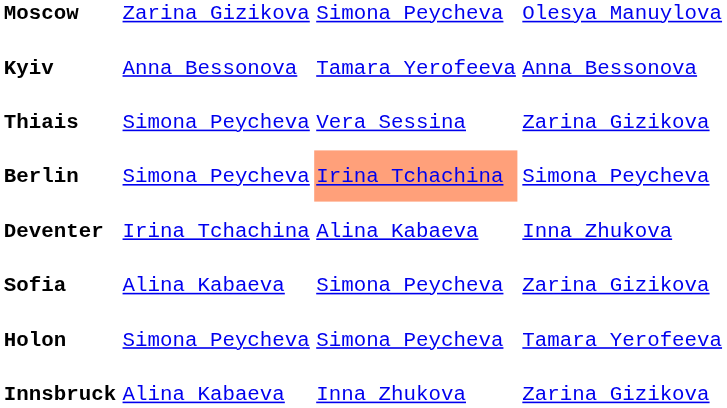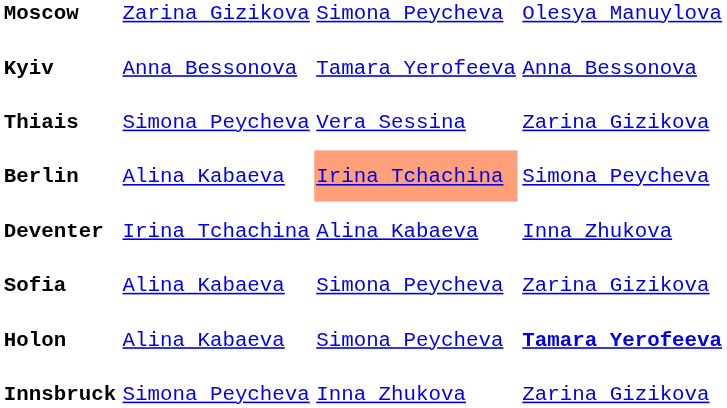(216, 176) Simona Peycheva -> (204, 176) Alina Kabaeva
(216, 339) Simona Peycheva -> (204, 339) Alina Kabaeva
(622, 339) normal -> (622, 339) bold
(204, 394) Alina Kabaeva -> (216, 394) Simona Peycheva
